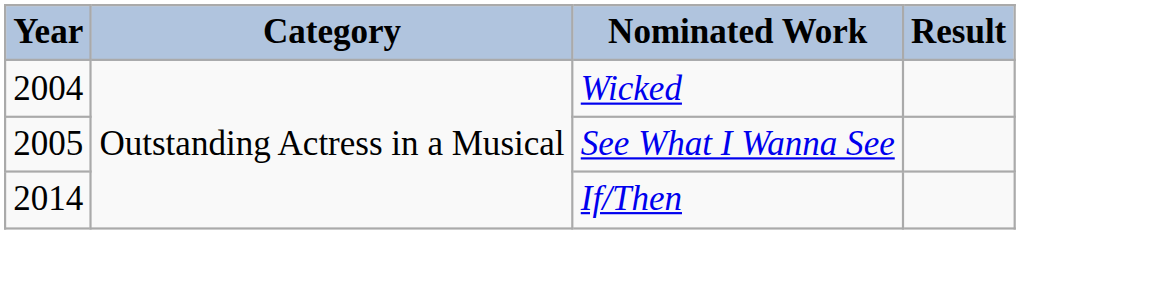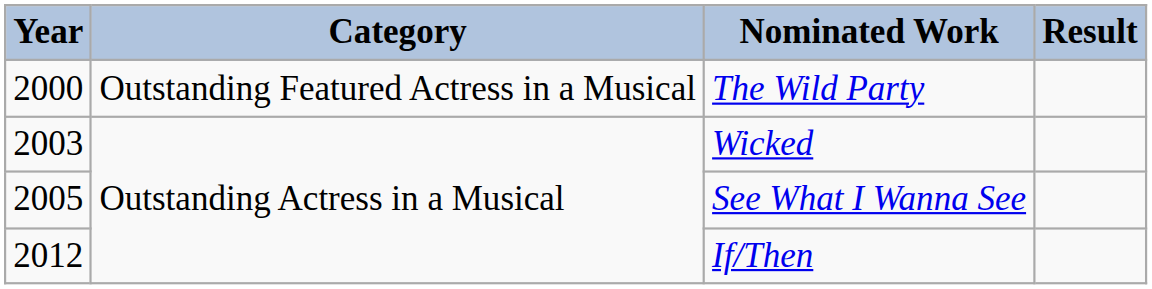+ row: (818, 87)
(48, 87) 2004 -> (48, 143) 2003
(48, 198) 2014 -> (48, 254) 2012
